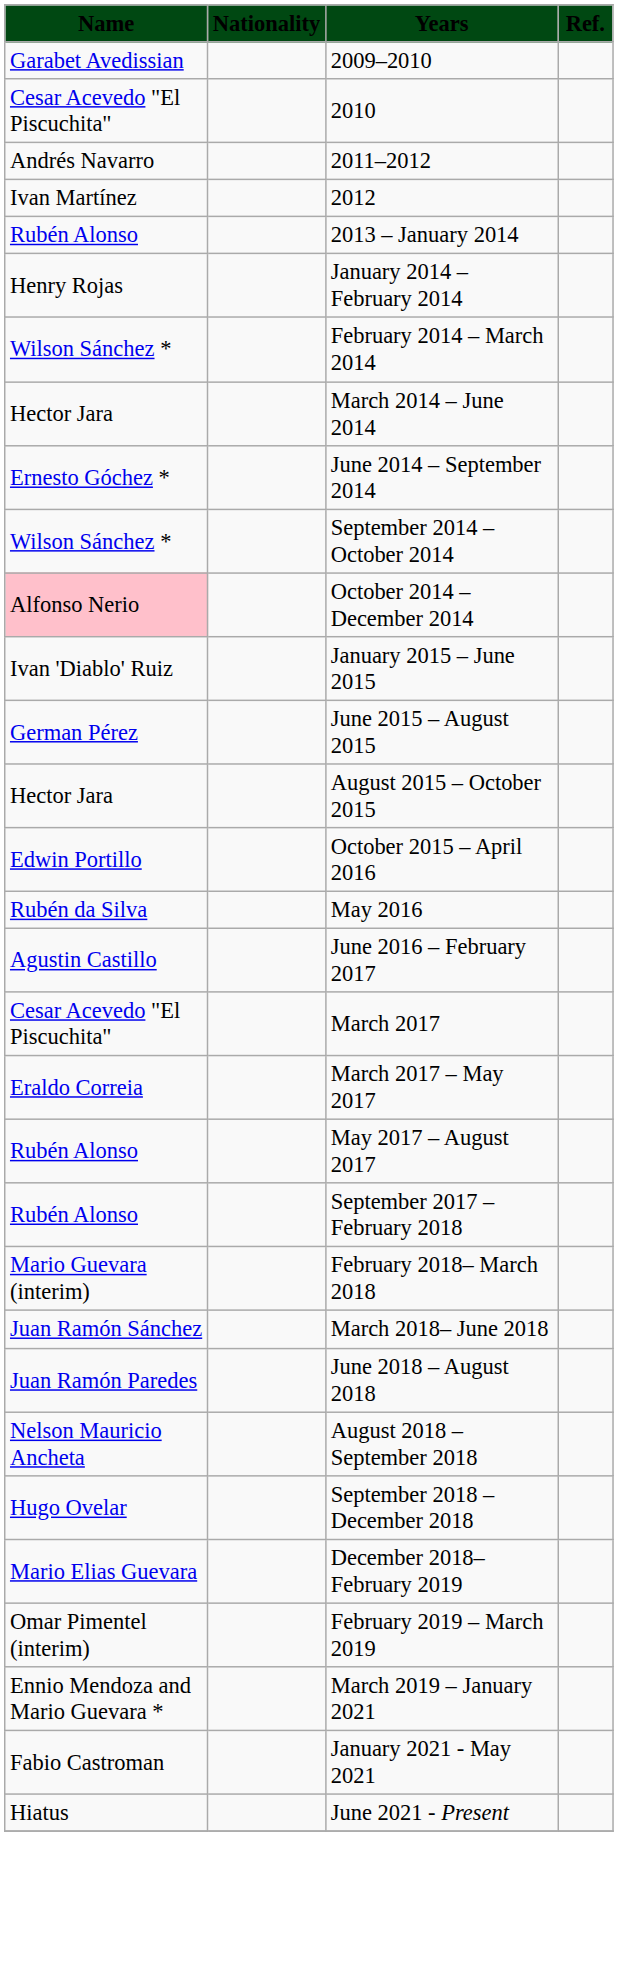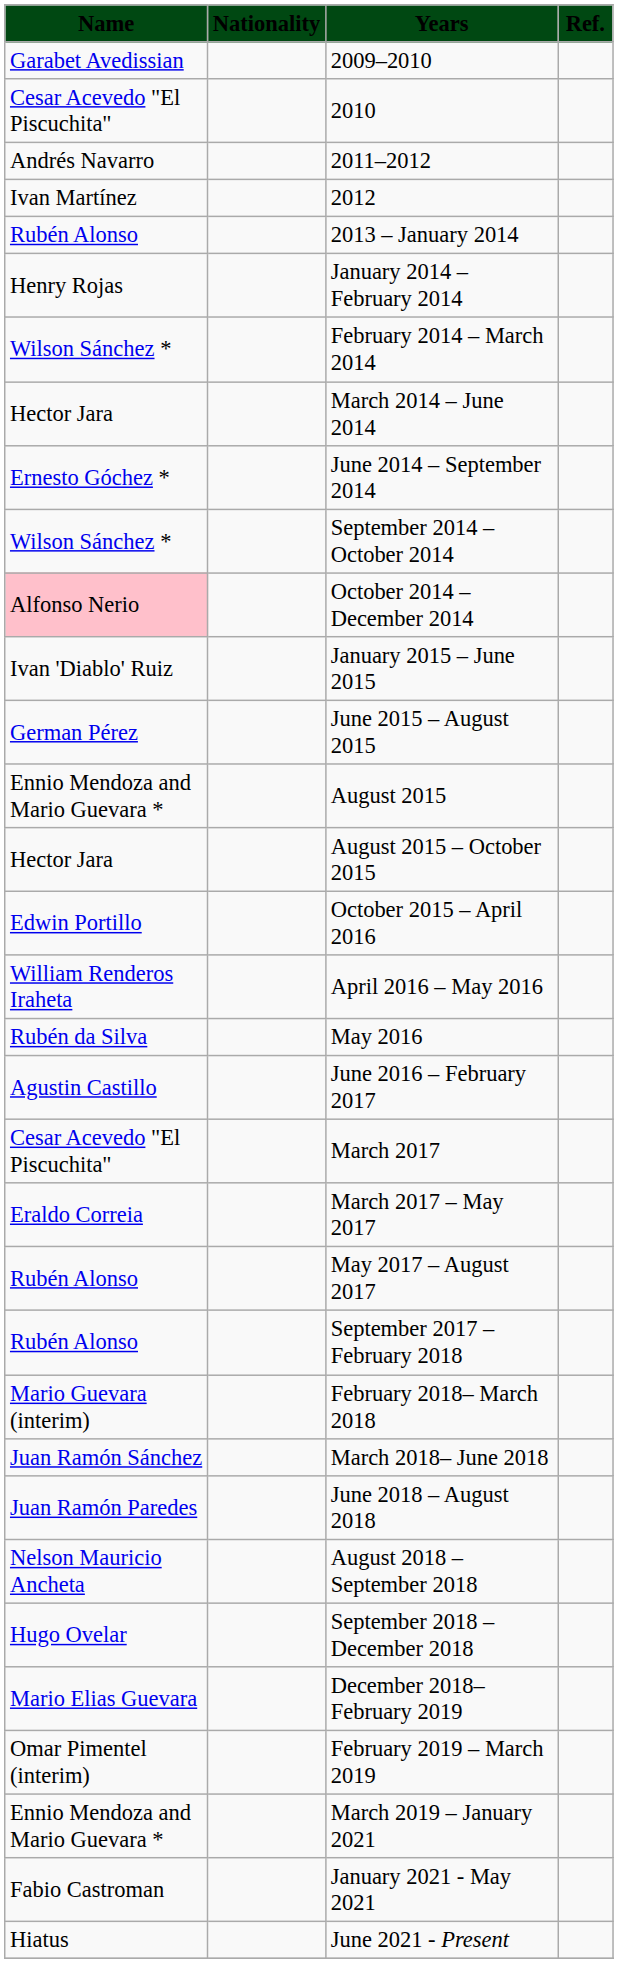+ row: (388, 795)
+ row: (437, 986)
